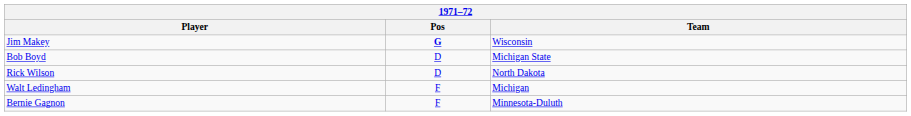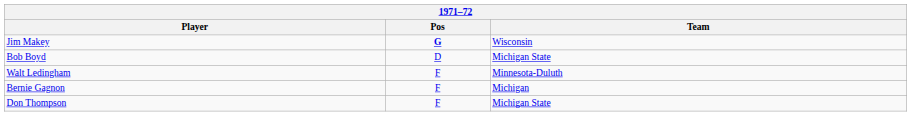- row: (30, 73)
(511, 88) Michigan -> (527, 73) Minnesota-Duluth
(527, 103) Minnesota-Duluth -> (511, 88) Michigan
+ row: (36, 103)
